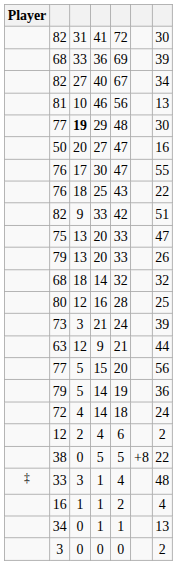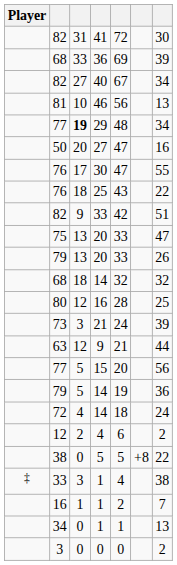(162, 125) 30 -> (162, 125) 34
(162, 481) 48 -> (162, 481) 38
(162, 504) 4 -> (162, 504) 7
